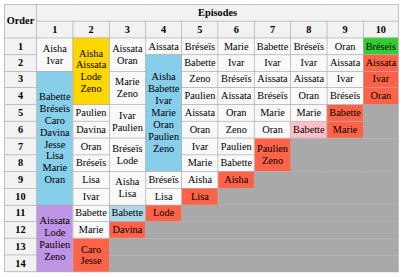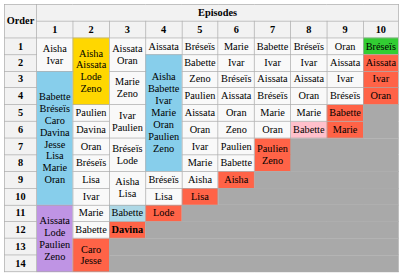(91, 213) Babette -> (91, 213) Marie
(91, 229) Marie -> (91, 229) Babette
(127, 229) normal -> (127, 229) bold
